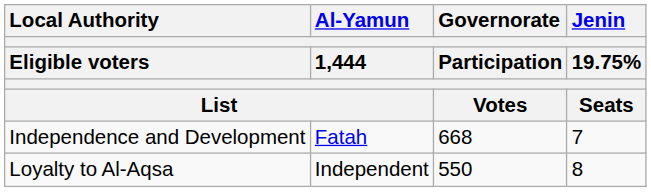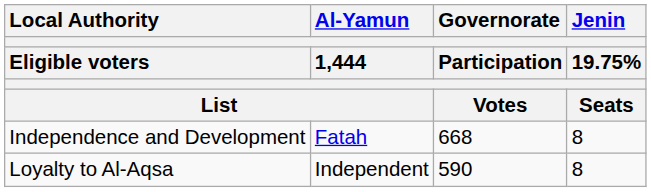(577, 137) 7 -> (577, 137) 8
(455, 169) 550 -> (455, 169) 590
